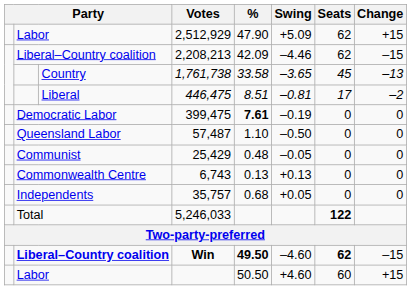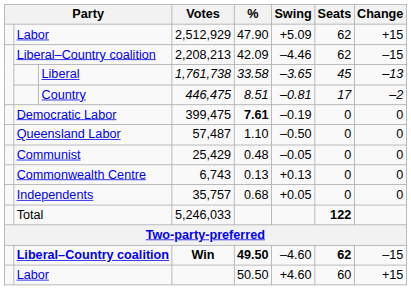(64, 74) Country -> (60, 74) Liberal
(60, 94) Liberal -> (64, 94) Country
